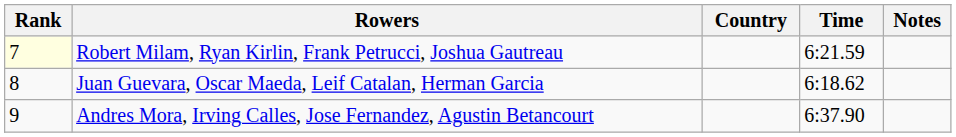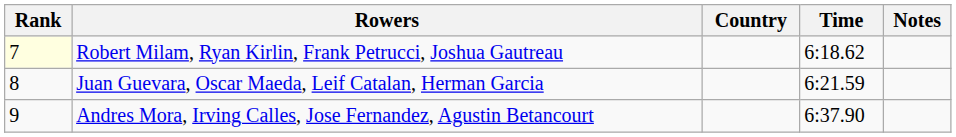(834, 52) 6:21.59 -> (834, 52) 6:18.62
(834, 83) 6:18.62 -> (834, 83) 6:21.59
